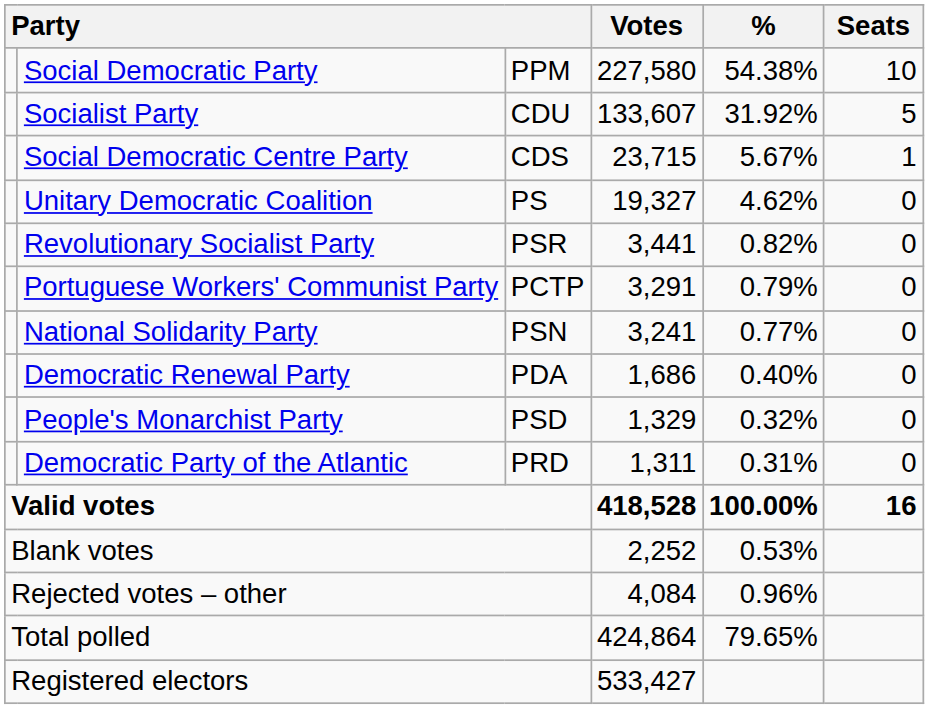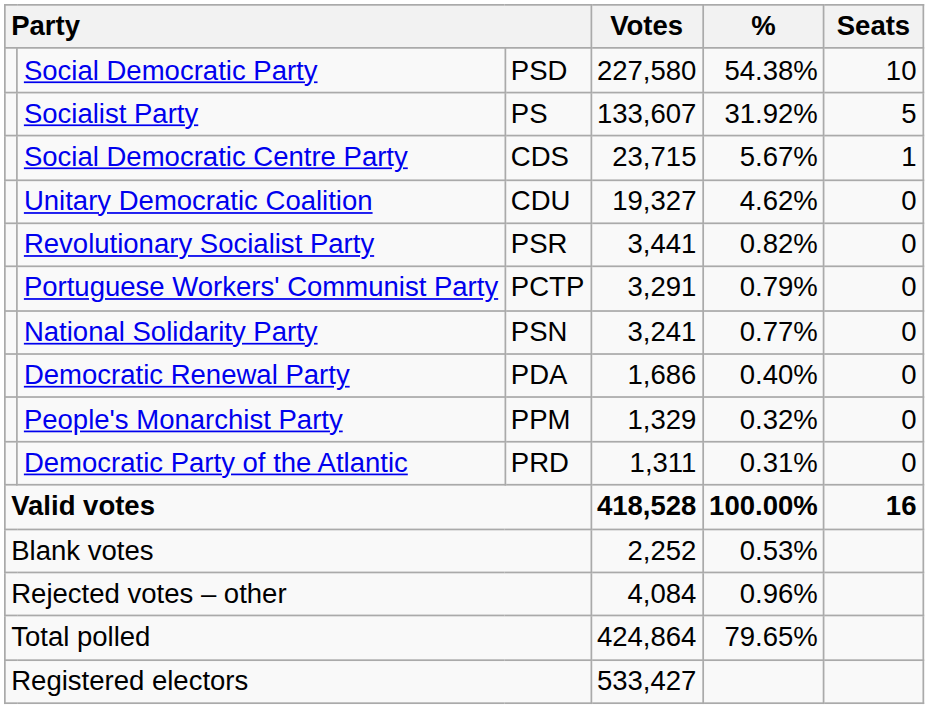(541, 69) PPM -> (539, 69) PSD
(541, 113) CDU -> (529, 113) PS
(529, 200) PS -> (541, 200) CDU
(539, 419) PSD -> (541, 419) PPM
